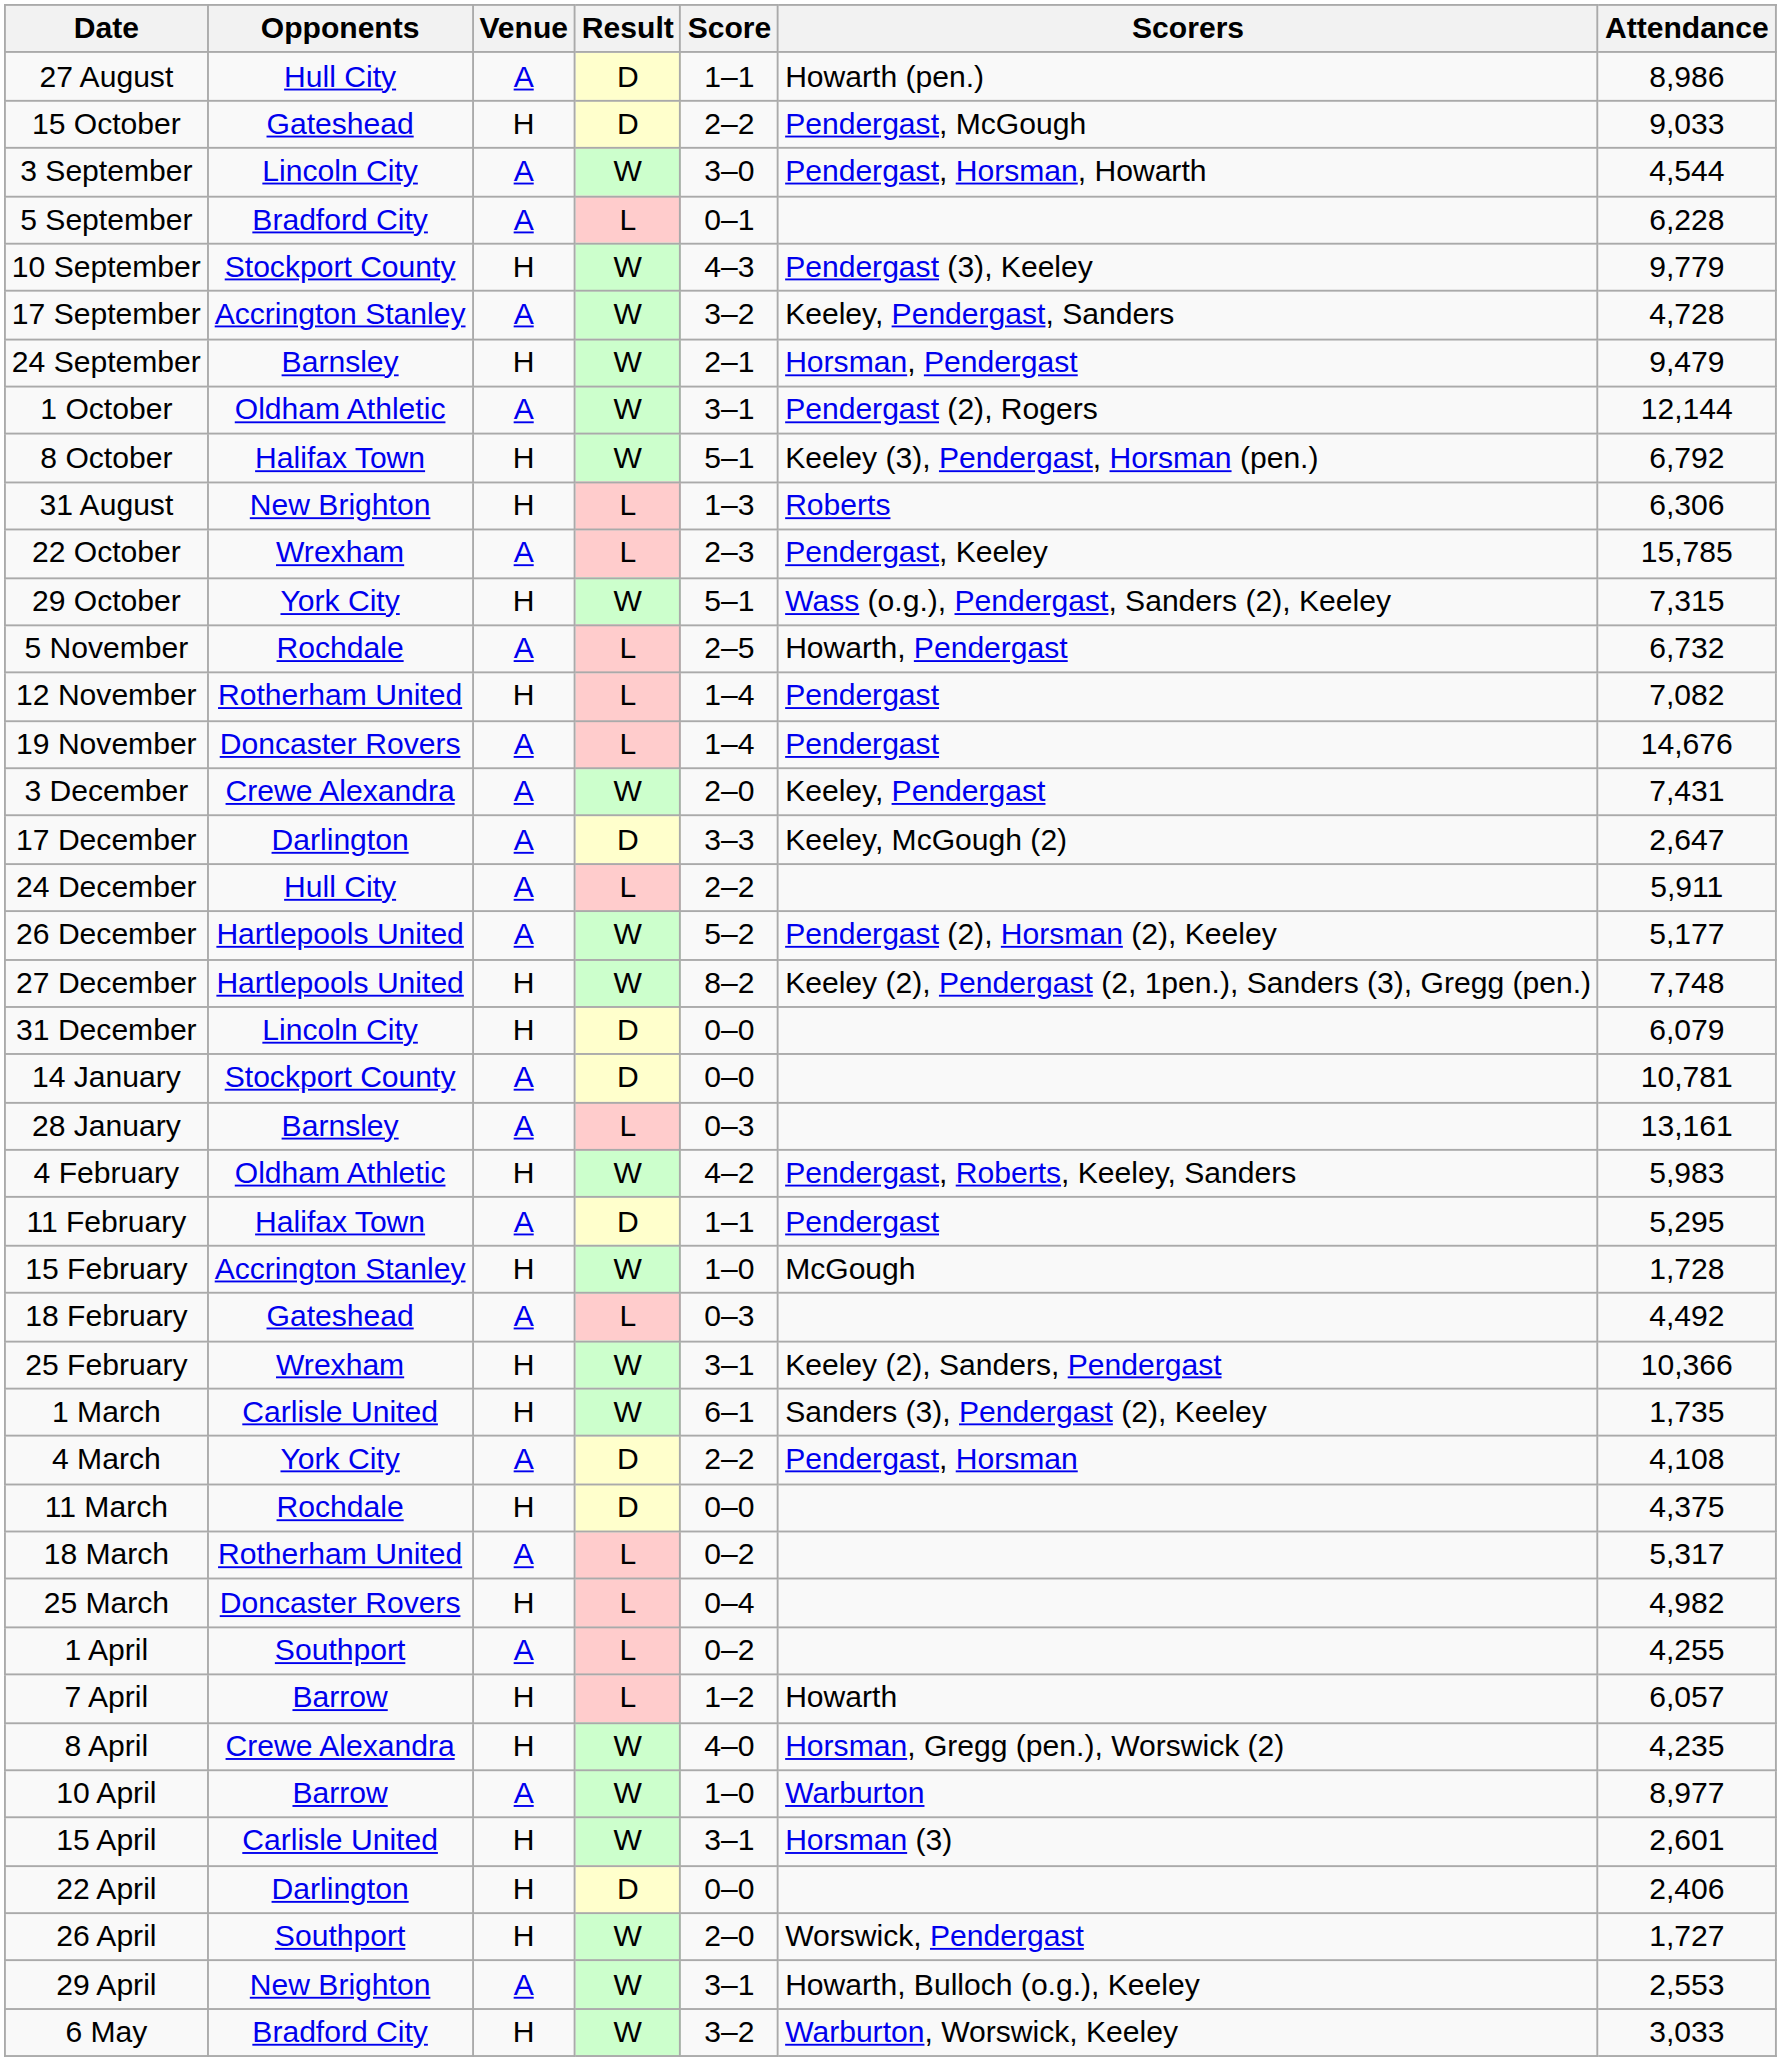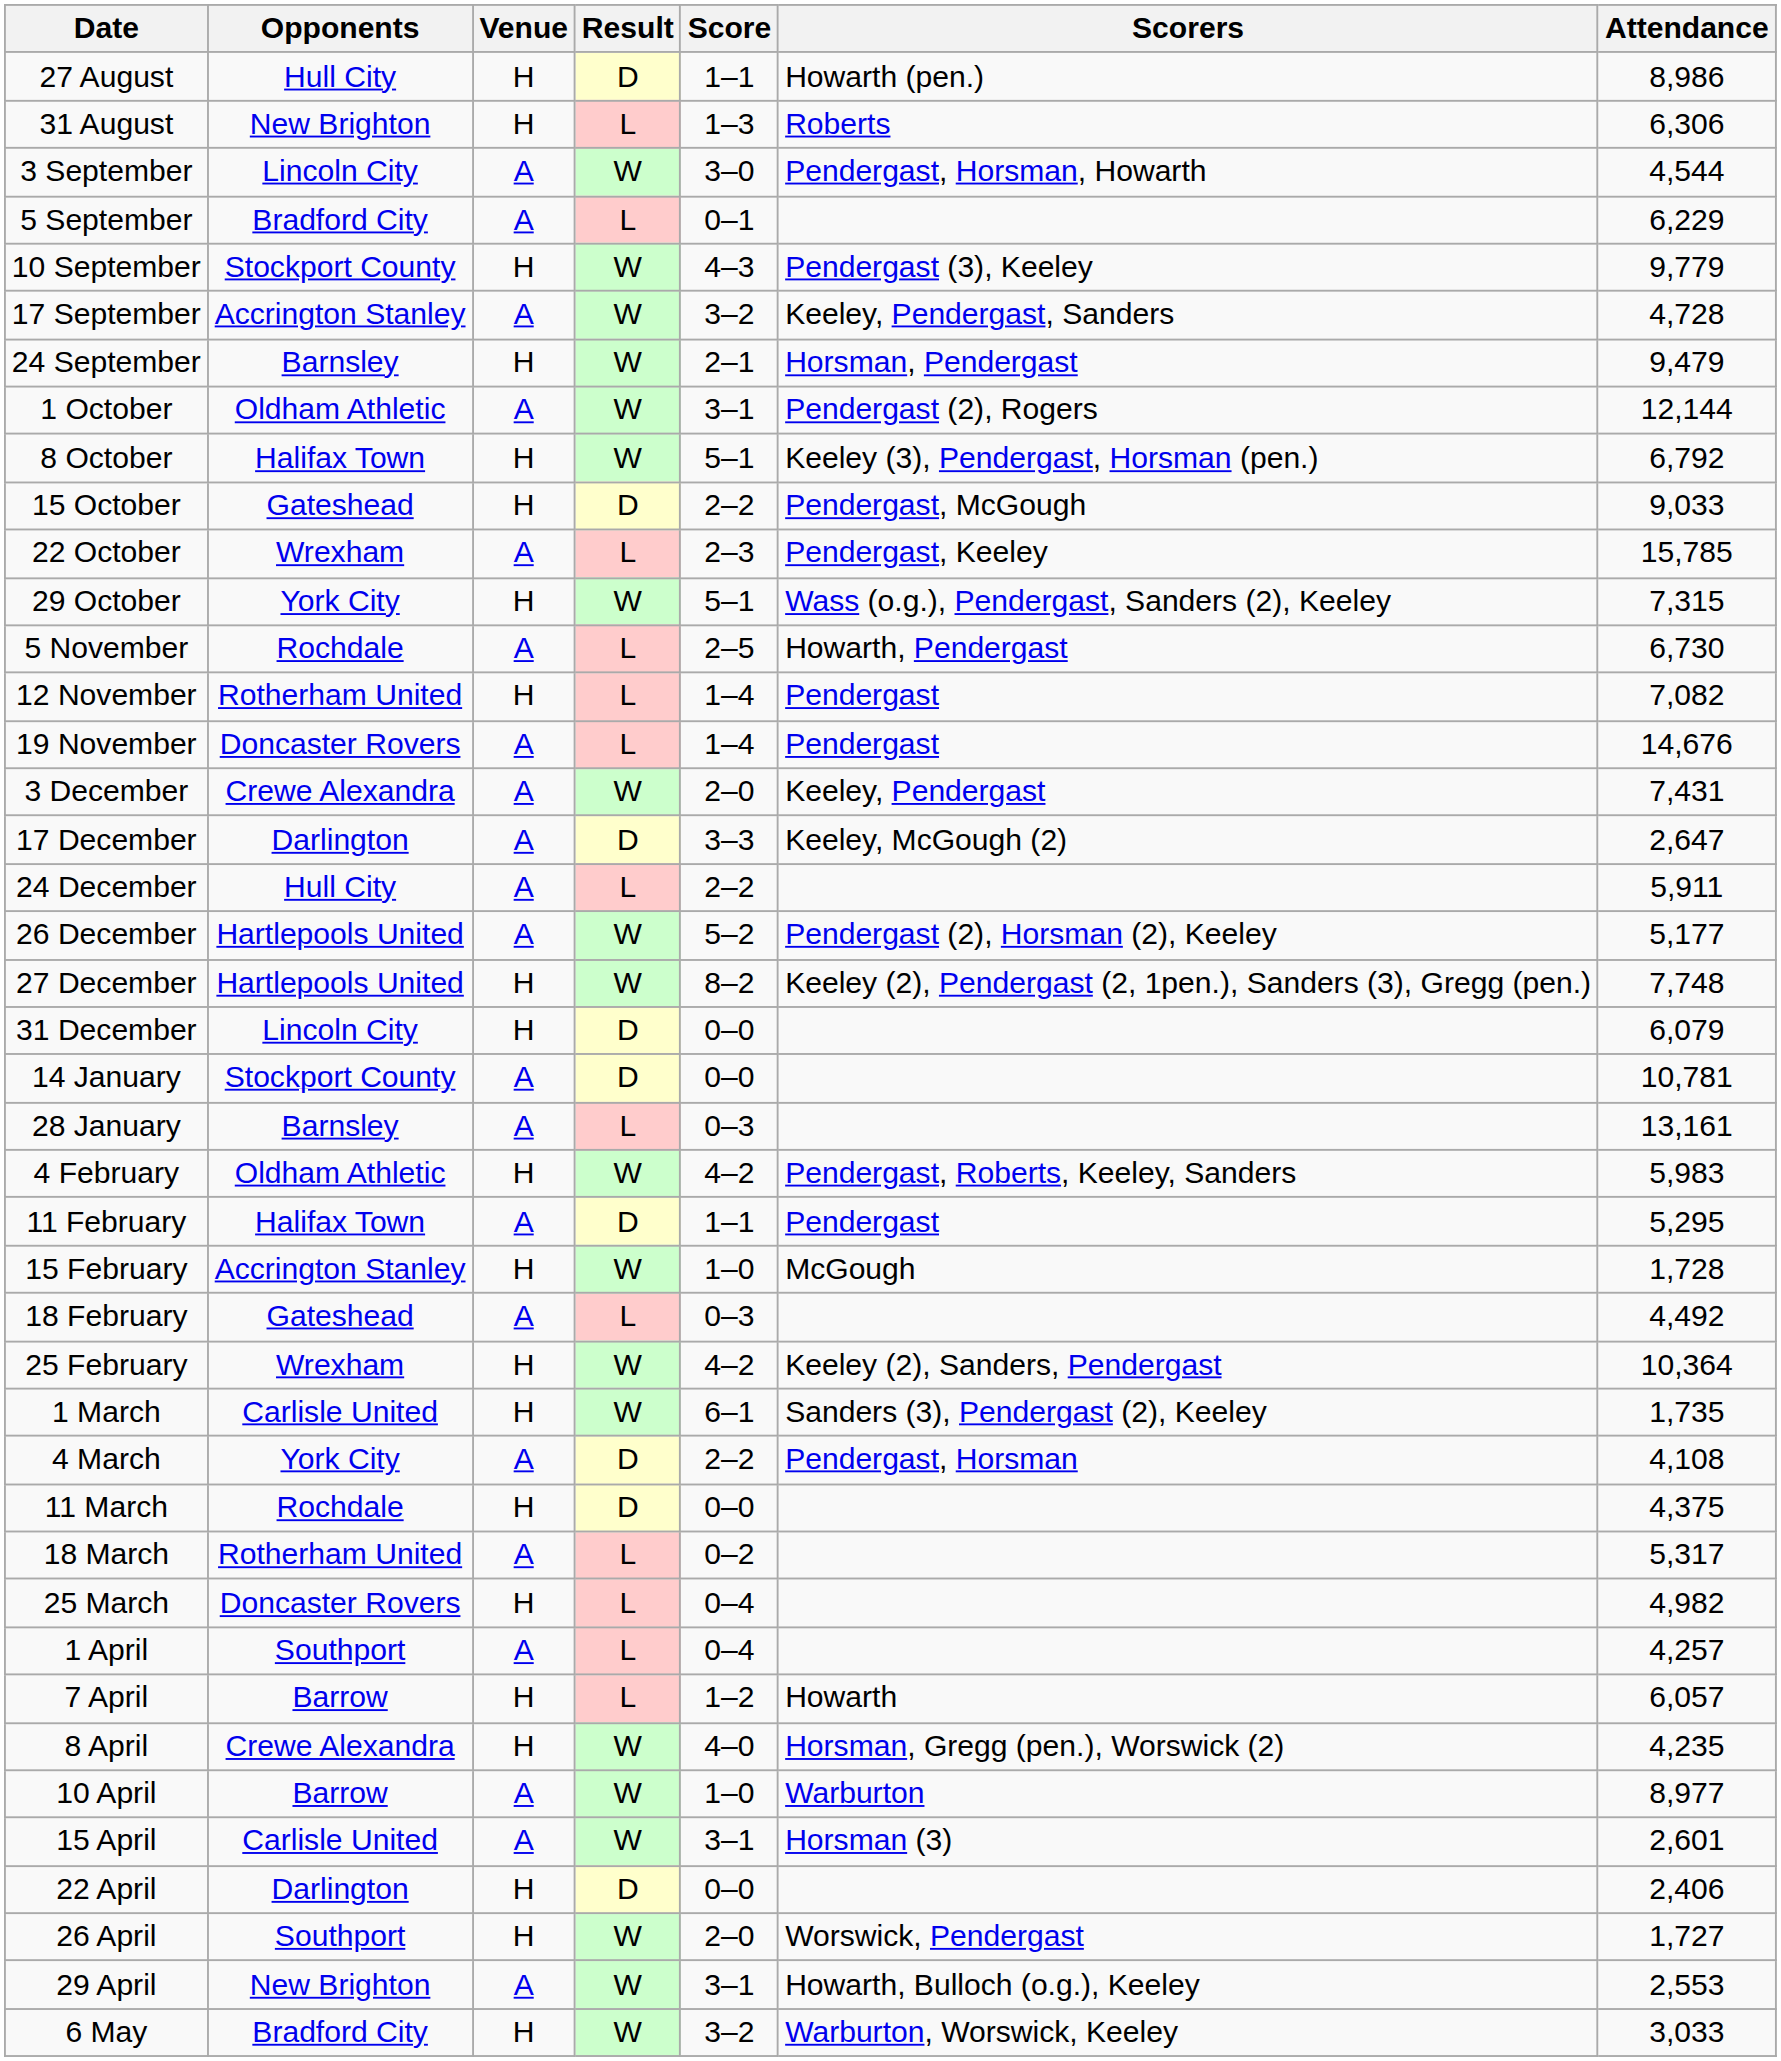(524, 76) A -> (524, 76) H
rows swapped: (106, 505) <-> (106, 123)
(1687, 219) 6,228 -> (1687, 219) 6,229
(1687, 648) 6,732 -> (1687, 648) 6,730
(729, 1364) 3–1 -> (729, 1364) 4–2
(1687, 1364) 10,366 -> (1687, 1364) 10,364
(729, 1650) 0–2 -> (729, 1650) 0–4
(1687, 1650) 4,255 -> (1687, 1650) 4,257
(524, 1841) H -> (524, 1841) A
